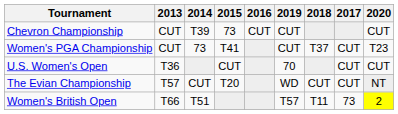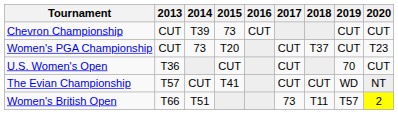columns swapped: (349, 13) <-> (289, 13)
(230, 48) T41 -> (230, 48) T20
(230, 84) T20 -> (230, 84) T41
